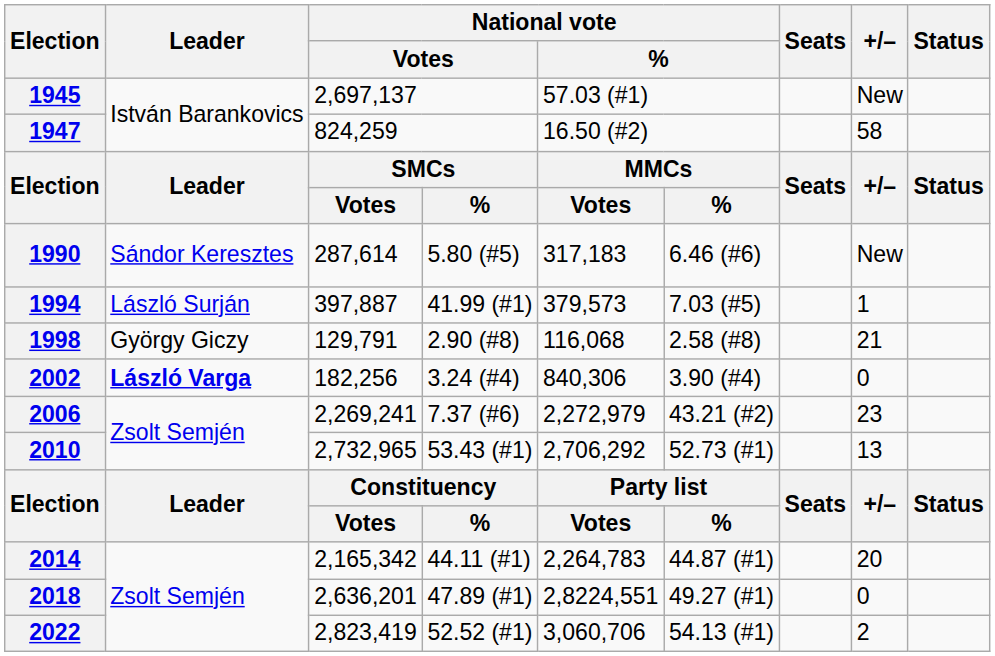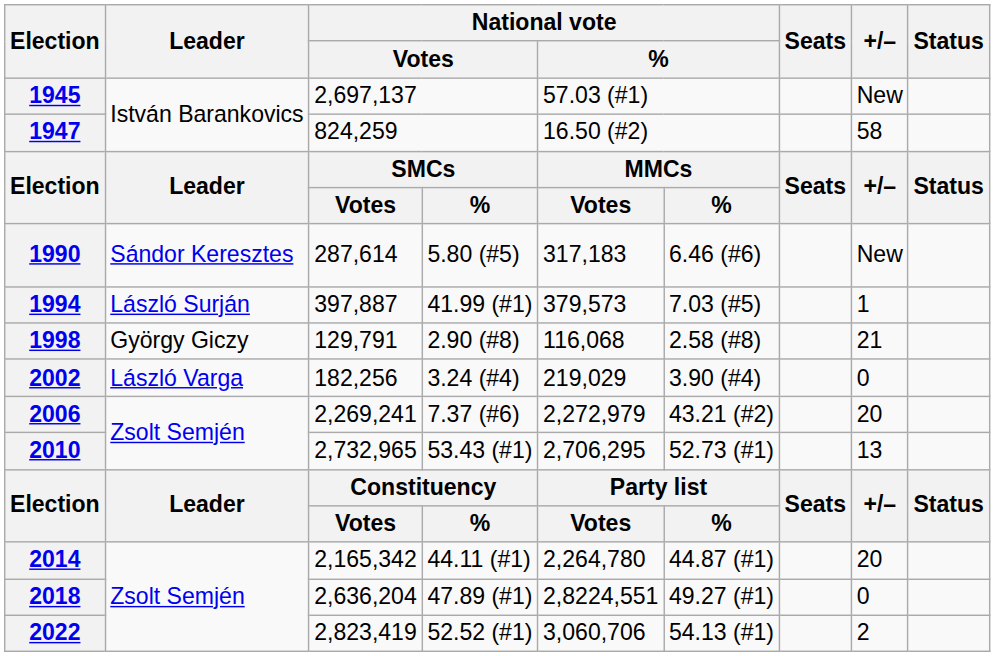(181, 377) bold -> (177, 377) normal
(585, 377) 840,306 -> (585, 377) 219,029
(870, 414) 23 -> (870, 414) 20
(594, 450) 2,706,292 -> (594, 450) 2,706,295
(594, 560) 2,264,783 -> (594, 560) 2,264,780
(366, 596) 2,636,201 -> (366, 596) 2,636,204
